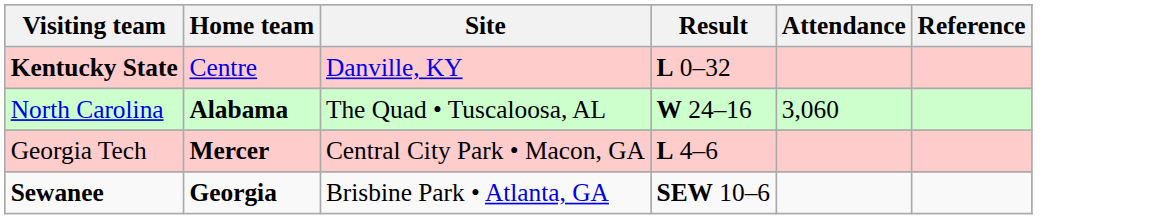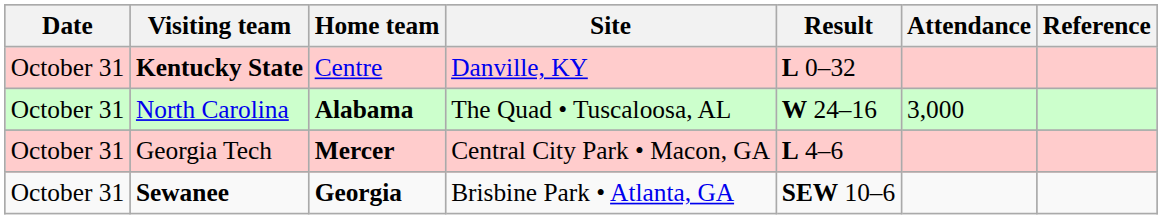+ column: (67, 25)
(810, 109) 3,060 -> (936, 109) 3,000
